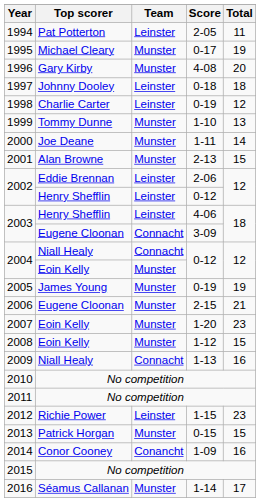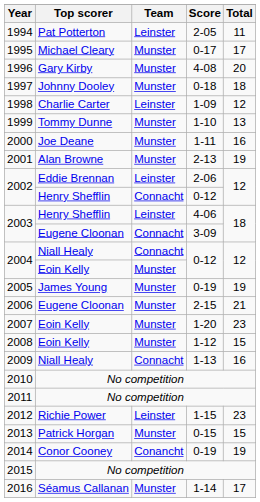(239, 50) 19 -> (239, 50) 17
(155, 86) Leinster -> (155, 86) Munster
(205, 104) 0-19 -> (205, 104) 1-09
(239, 141) 14 -> (239, 141) 16
(239, 159) 15 -> (239, 159) 19
(155, 196) Leinster -> (159, 196) Connacht
(205, 452) 1-09 -> (205, 452) 0-19
(239, 452) 16 -> (239, 452) 19
